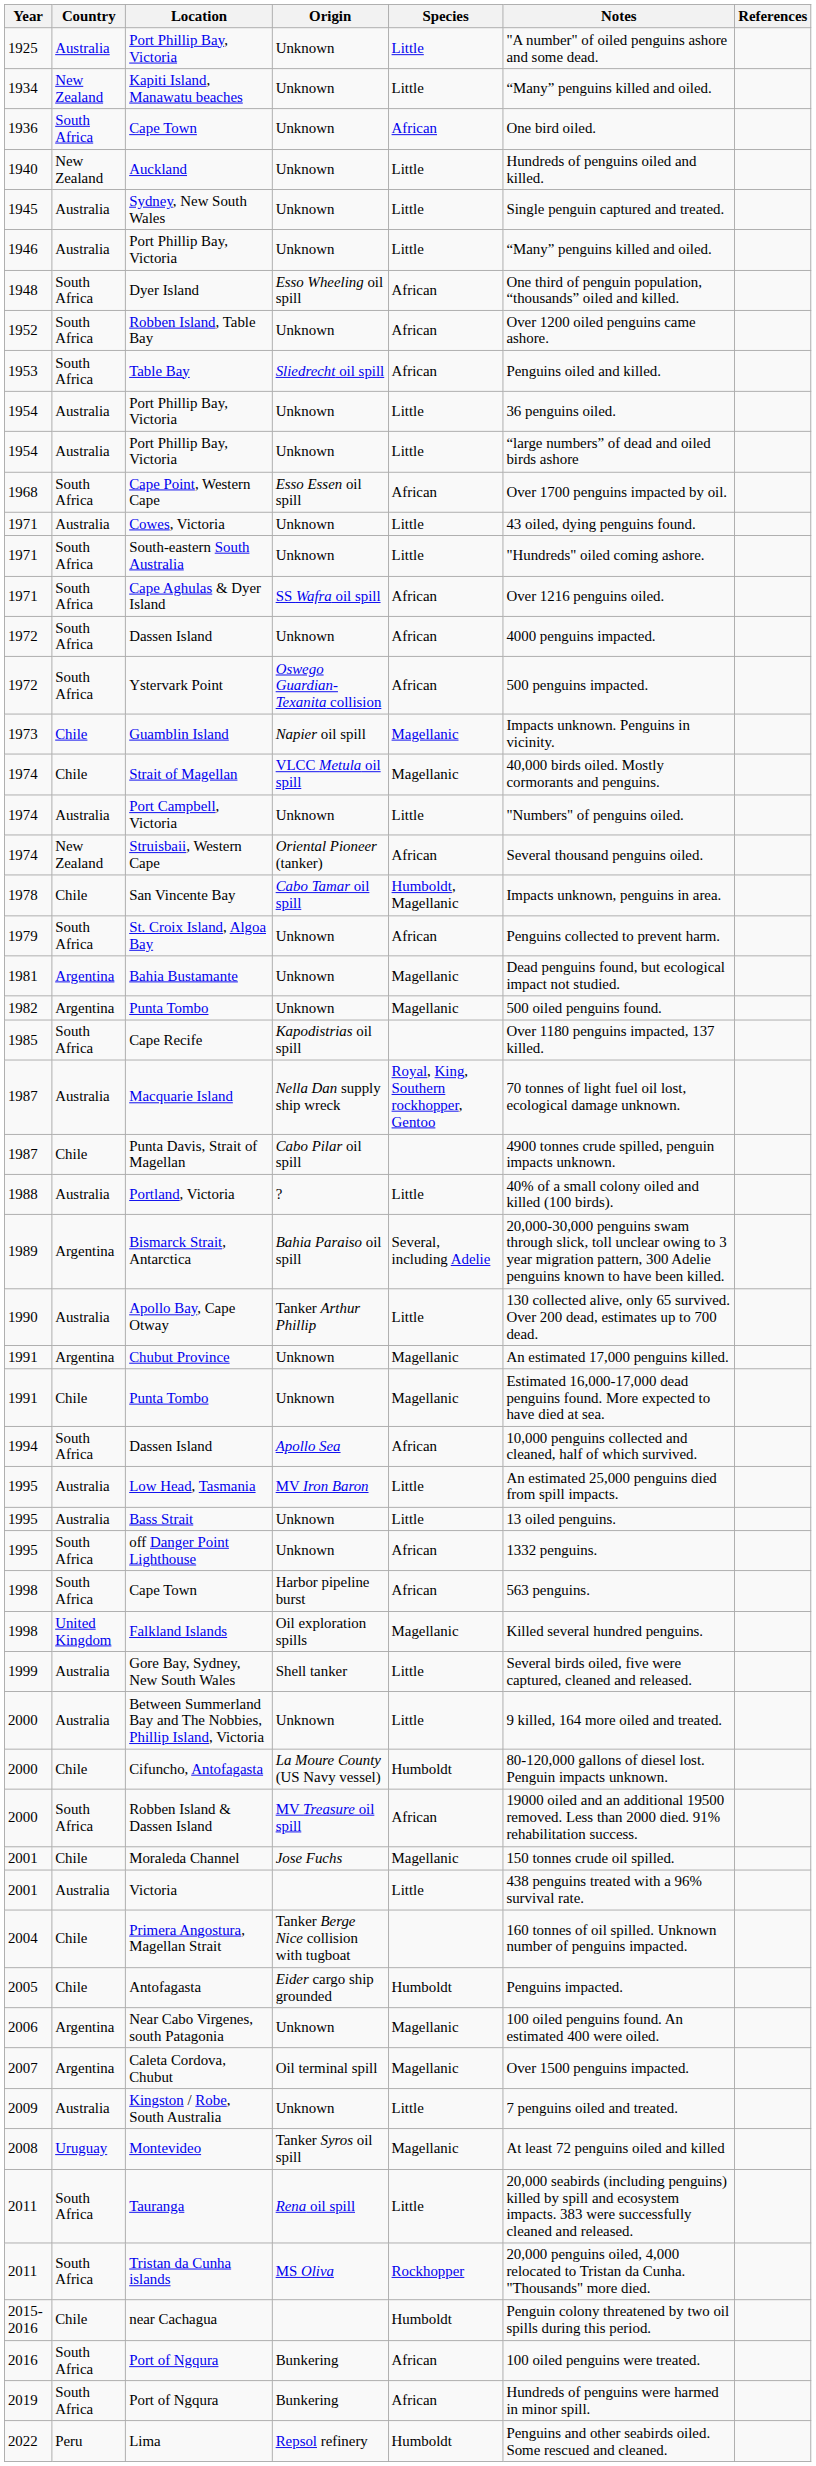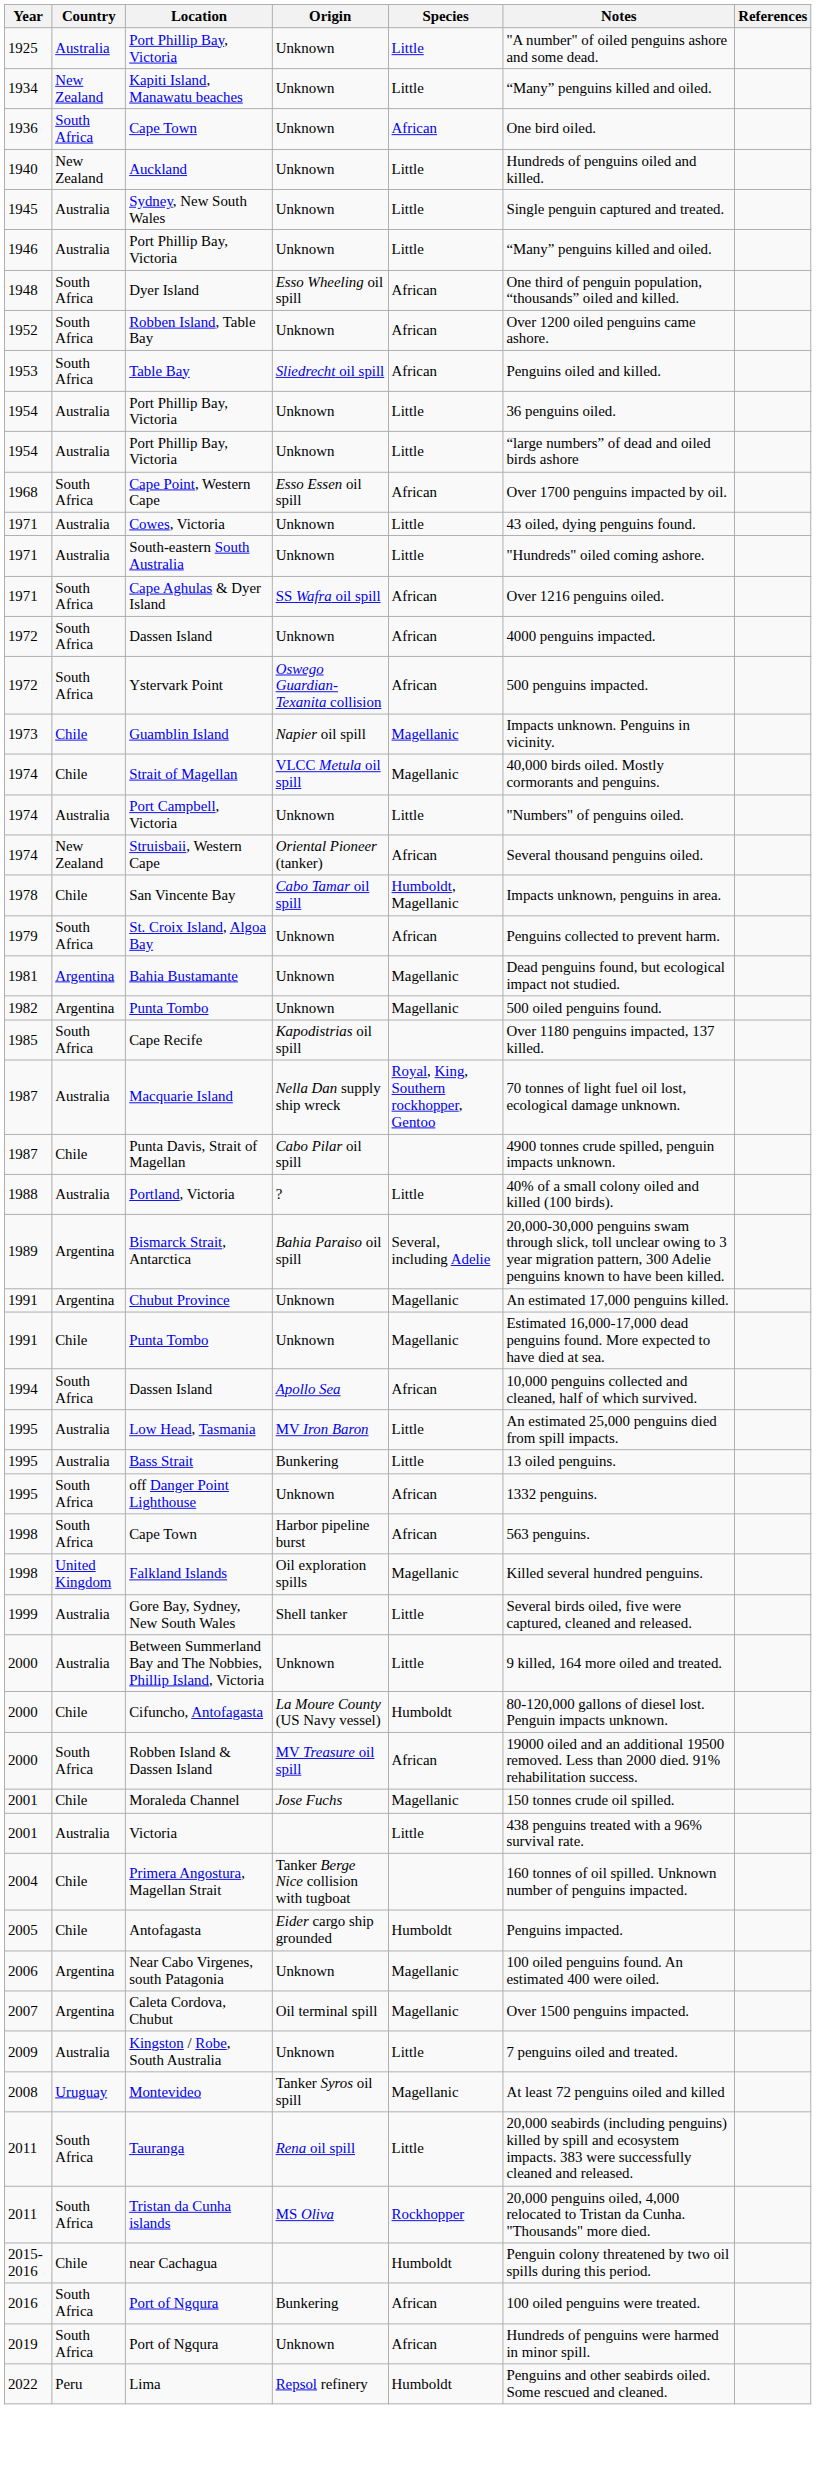(74, 555) South Africa -> (82, 555) Australia
- row: (23, 1317)
(305, 1518) Unknown -> (307, 1461) Bunkering
(307, 2400) Bunkering -> (305, 2343) Unknown
